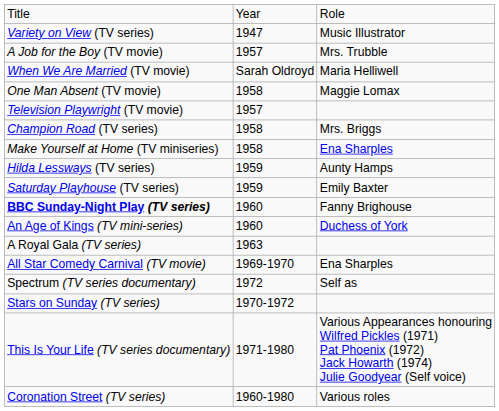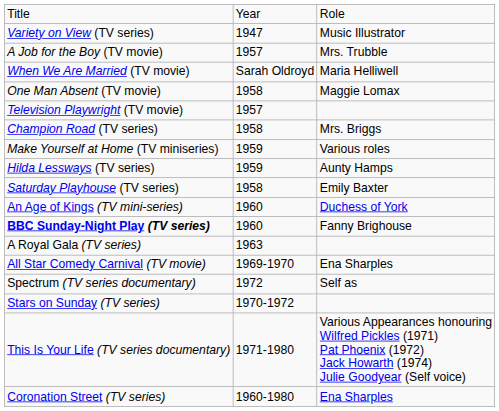(249, 149) 1958 -> (249, 149) 1959
(356, 149) Ena Sharples -> (355, 149) Various roles
(249, 187) 1959 -> (249, 187) 1958
rows swapped: (109, 206) <-> (95, 226)
(355, 396) Various roles -> (356, 396) Ena Sharples
